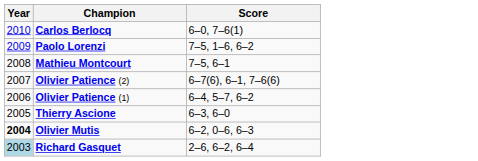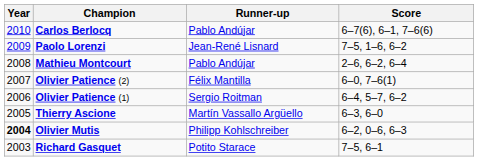+ column: (263, 13)
(216, 30) 6–0, 7–6(1) -> (387, 30) 6–7(6), 6–1, 7–6(6)
(209, 64) 7–5, 6–1 -> (374, 64) 2–6, 6–2, 6–4
(234, 81) 6–7(6), 6–1, 7–6(6) -> (369, 81) 6–0, 7–6(1)
(19, 148) lightblue background -> (19, 148) no background
(221, 148) 2–6, 6–2, 6–4 -> (362, 148) 7–5, 6–1
